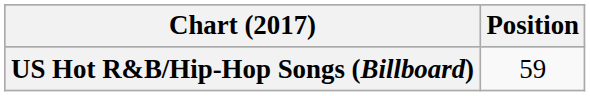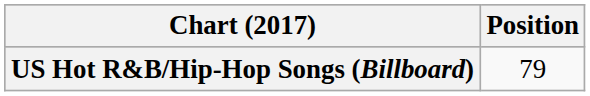(533, 68) 59 -> (533, 68) 79
